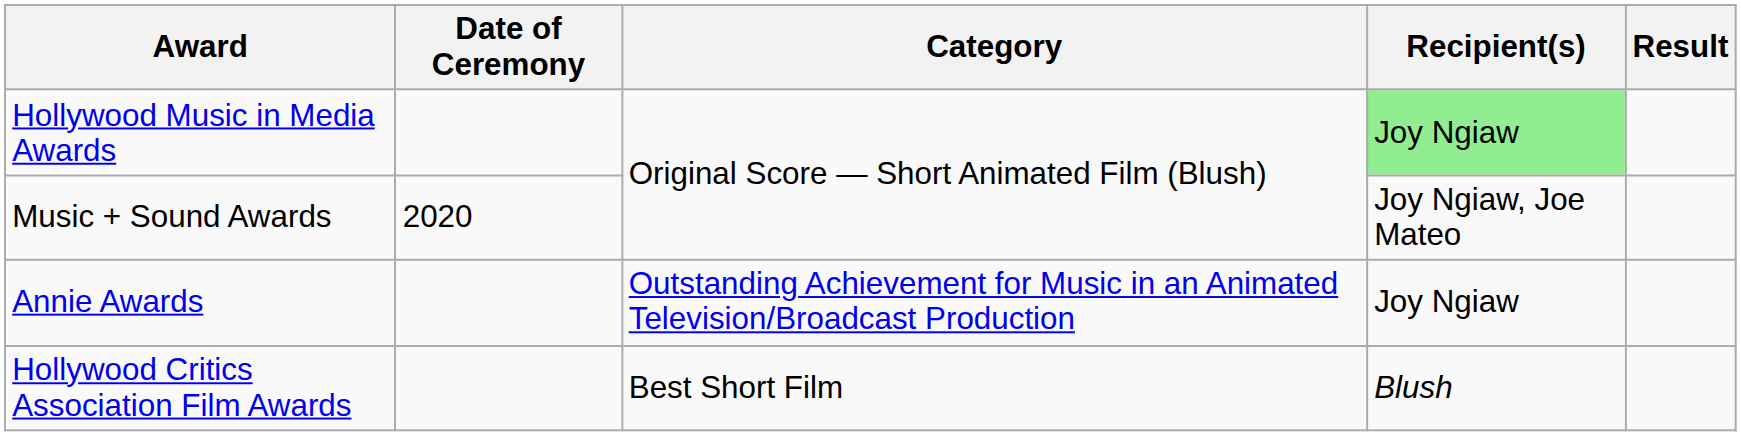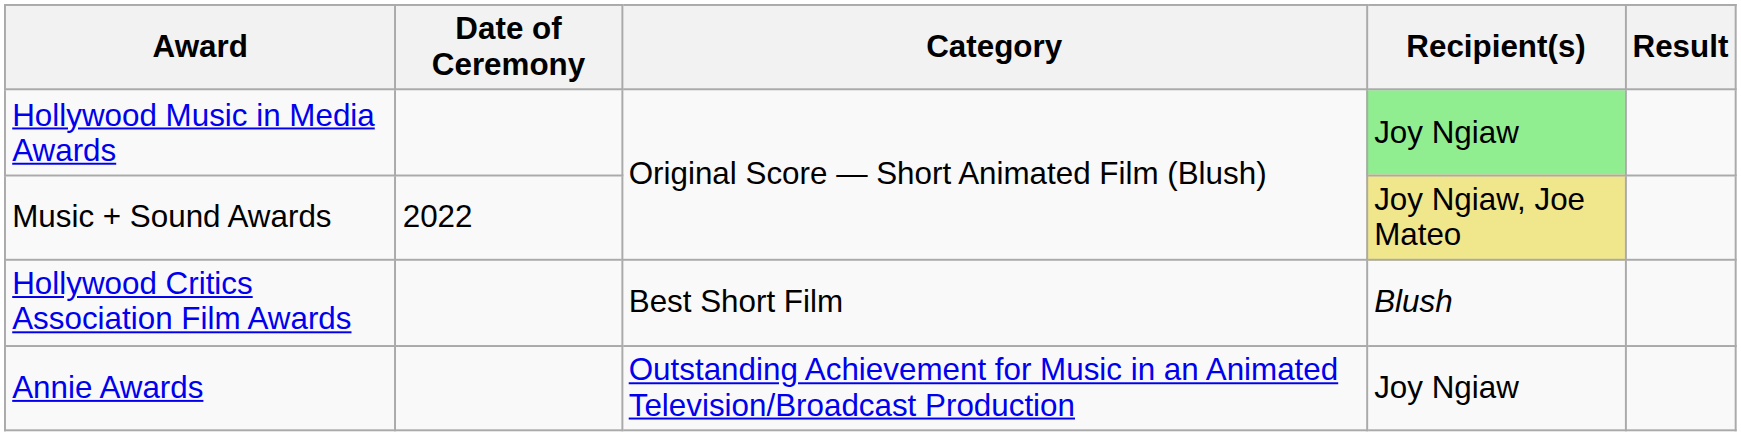(438, 217) 2020 -> (438, 217) 2022
(1480, 217) no background -> (1480, 217) khaki background
rows swapped: (182, 387) <-> (108, 302)
